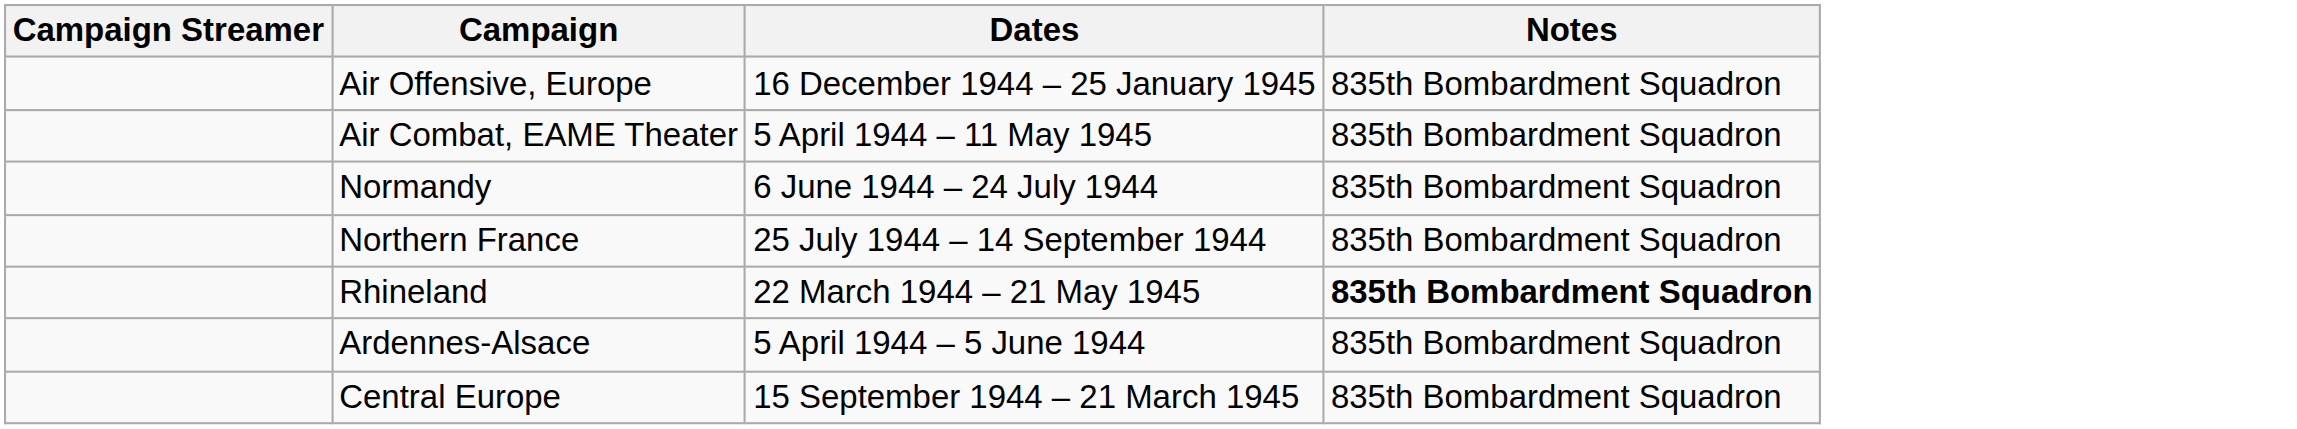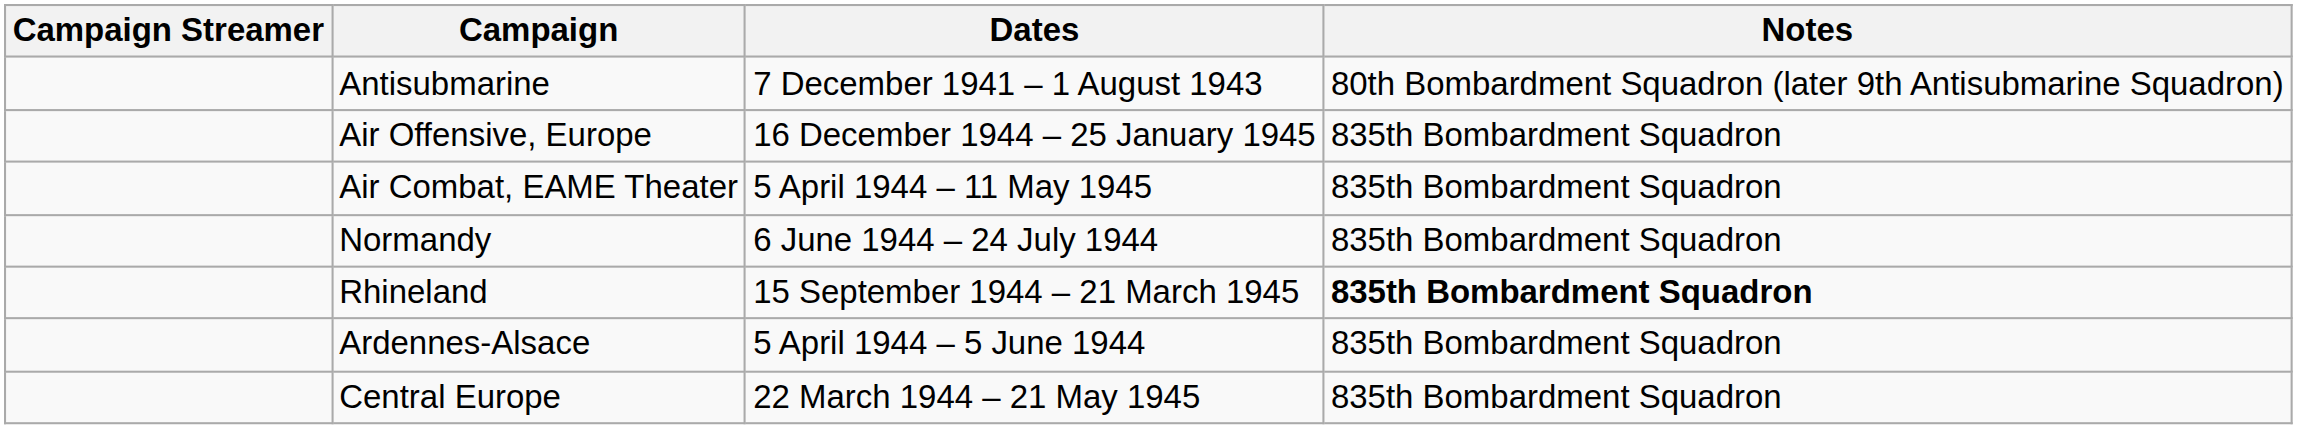+ row: (445, 82)
- row: (459, 239)
(977, 291) 22 March 1944 – 21 May 1945 -> (1026, 291) 15 September 1944 – 21 March 1945
(1026, 396) 15 September 1944 – 21 March 1945 -> (977, 396) 22 March 1944 – 21 May 1945
